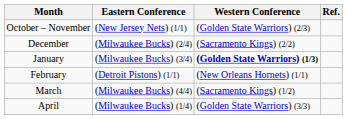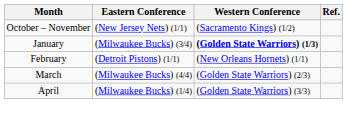(253, 28) (Golden State Warriors) (2/3) -> (246, 28) (Sacramento Kings) (1/2)
- row: (48, 43)
(246, 91) (Sacramento Kings) (1/2) -> (253, 75) (Golden State Warriors) (2/3)
